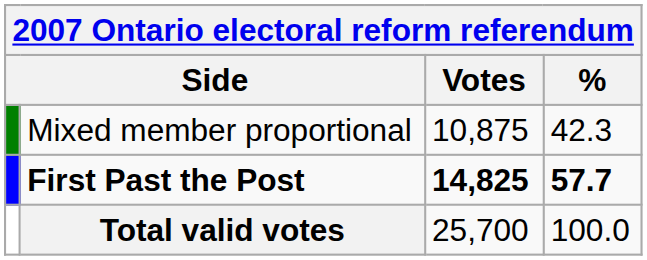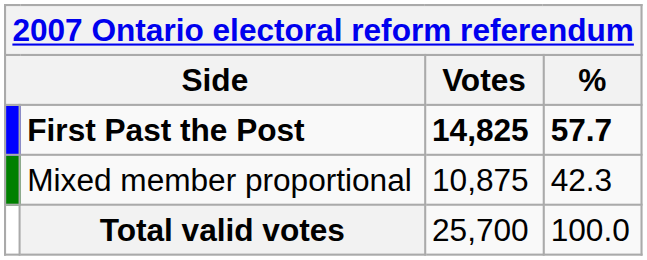rows swapped: (166, 180) <-> (220, 130)
